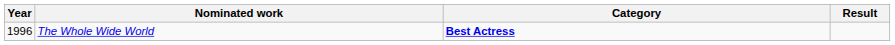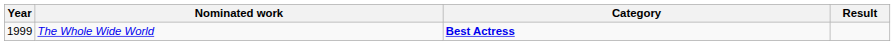(20, 31) 1996 -> (20, 31) 1999
